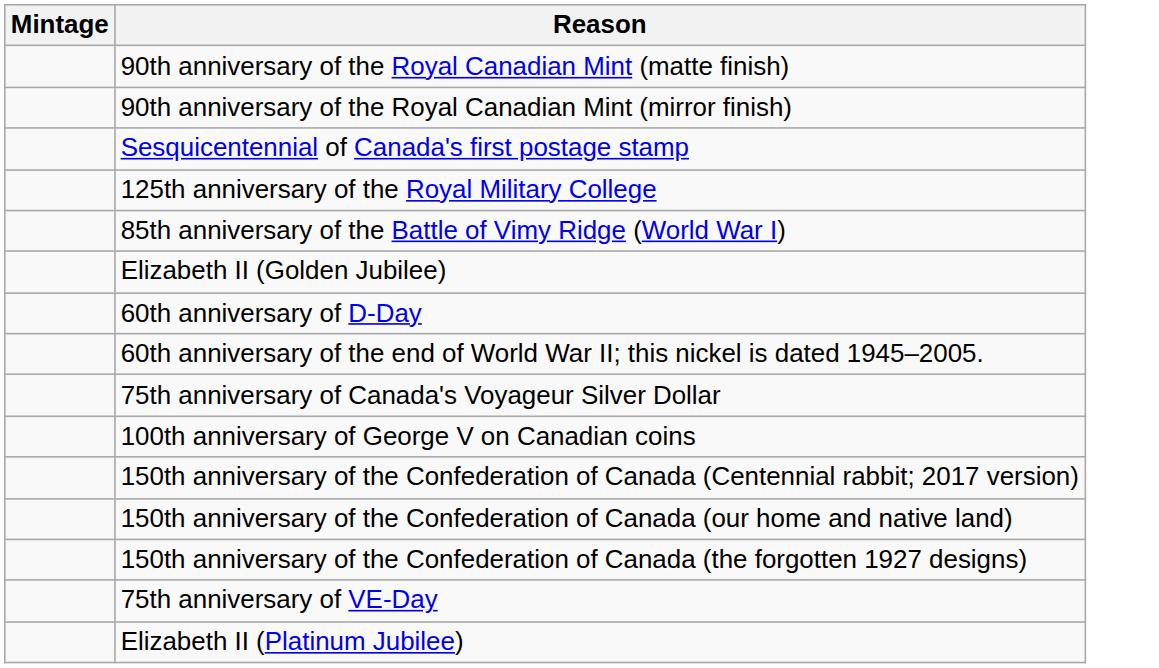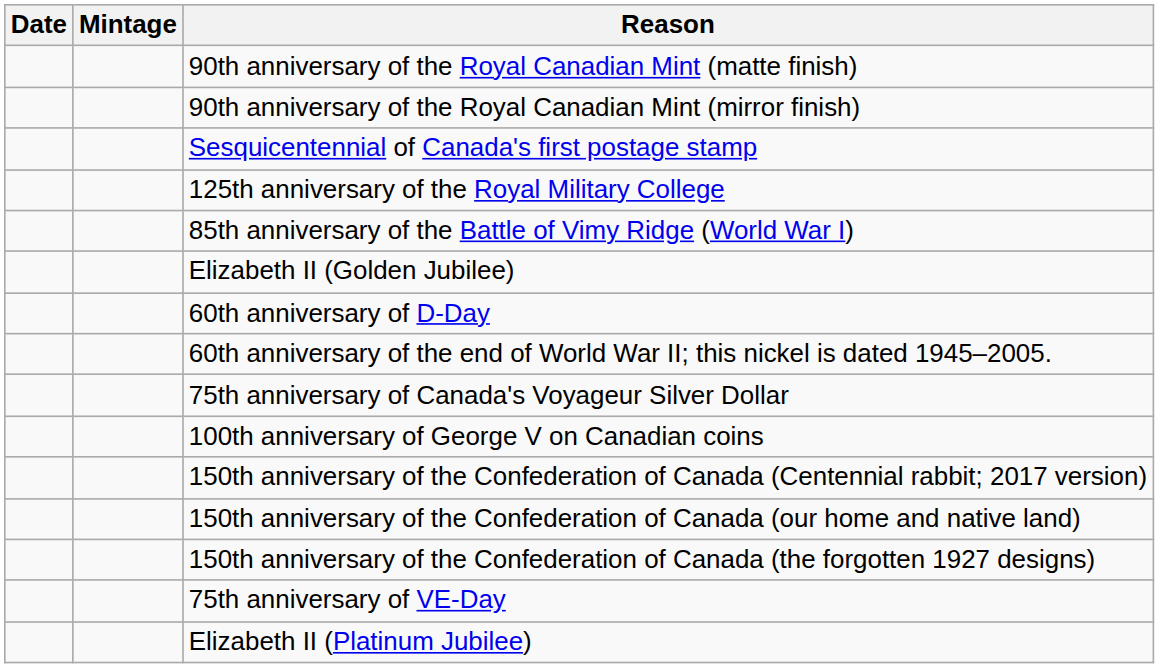+ column: (39, 25)
